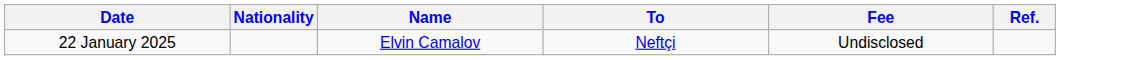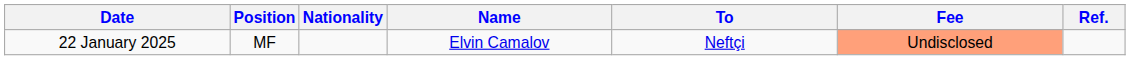+ column: (265, 17)
(881, 42) no background -> (950, 42) lightsalmon background
